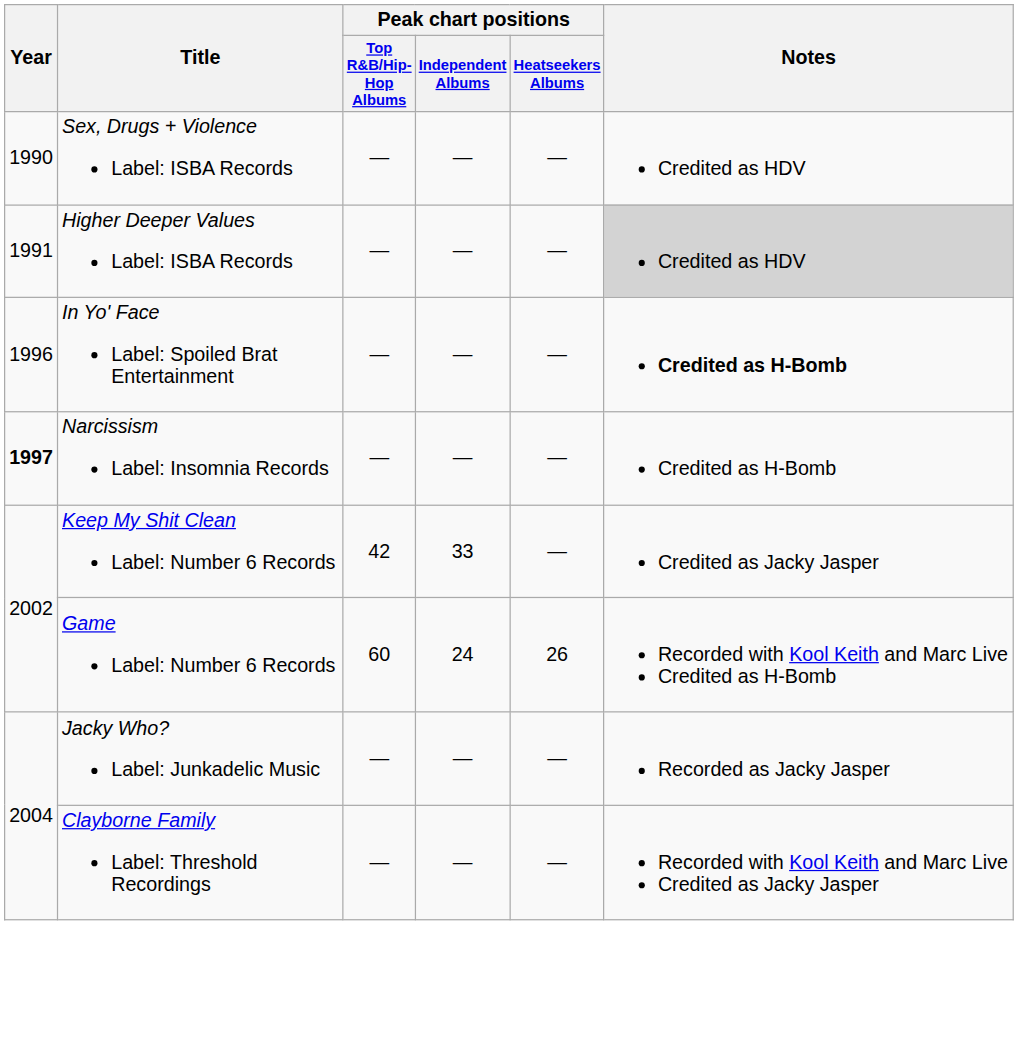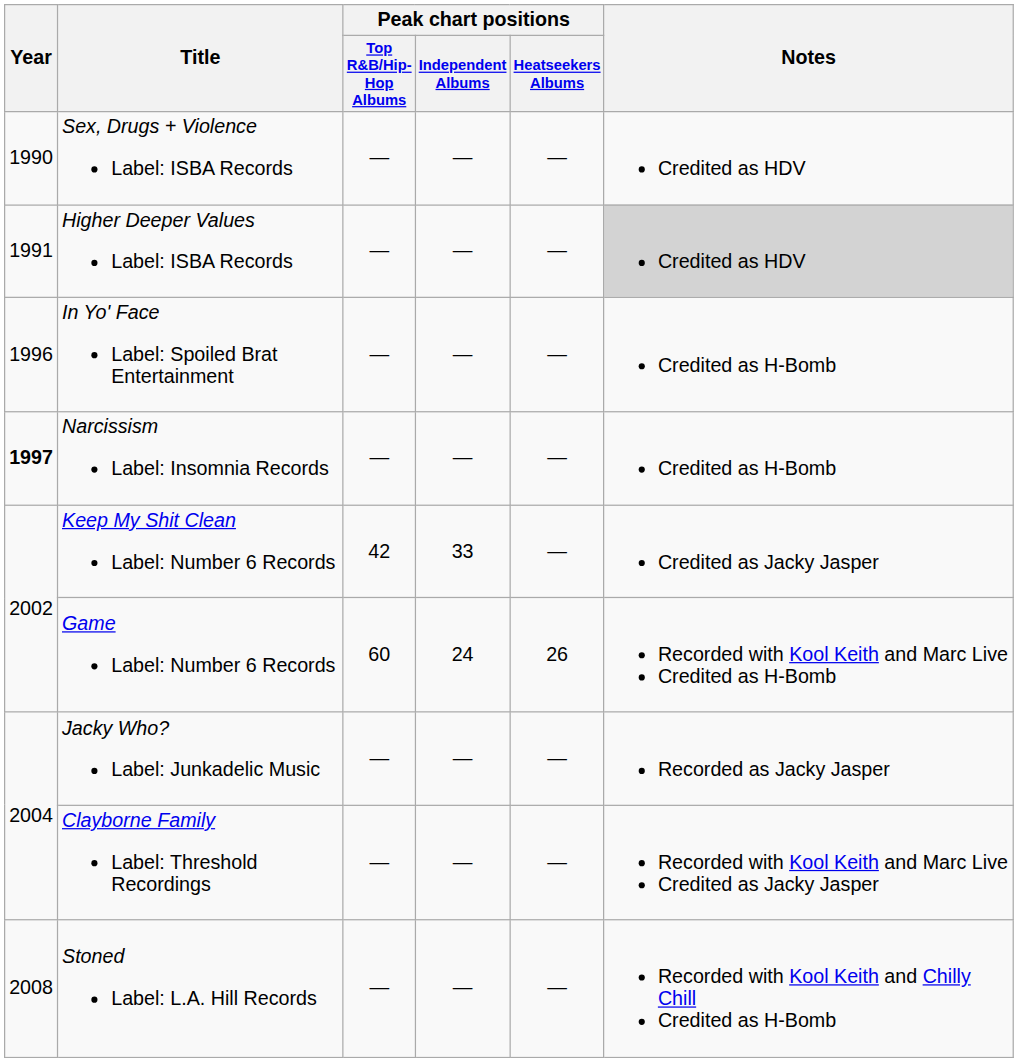(809, 366) bold -> (809, 366) normal
+ row: (200, 979)
